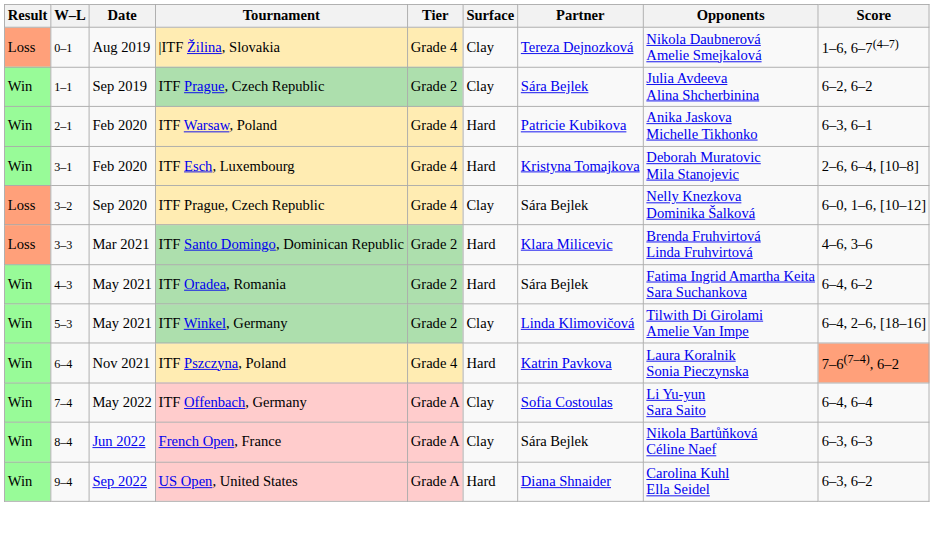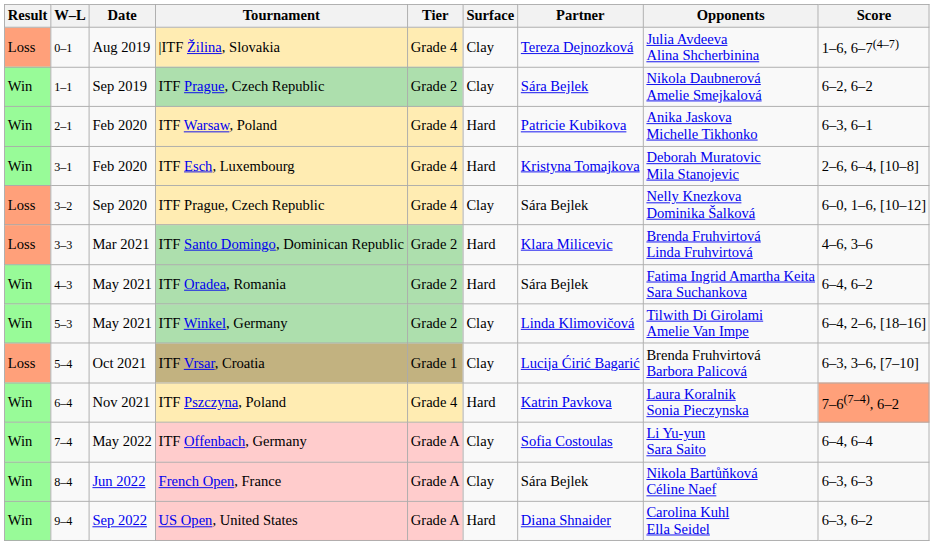(704, 47) Nikola Daubnerová Amelie Smejkalová -> (703, 47) Julia Avdeeva Alina Shcherbinina
(703, 86) Julia Avdeeva Alina Shcherbinina -> (704, 86) Nikola Daubnerová Amelie Smejkalová
+ row: (63, 364)
